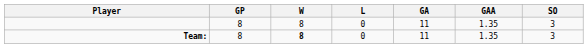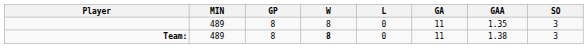+ column: (217, 11)
(488, 37) 1.35 -> (497, 37) 1.38
